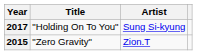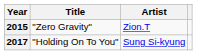rows swapped: (17, 42) <-> (17, 27)
